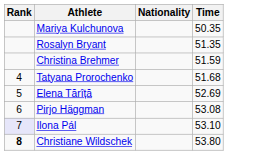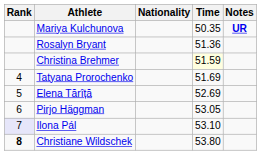+ column: (240, 12)
(208, 45) 51.35 -> (208, 45) 51.36
(208, 61) no background -> (208, 61) lightyellow background
(208, 77) 51.68 -> (208, 77) 51.69
(208, 110) 53.08 -> (208, 110) 53.05
